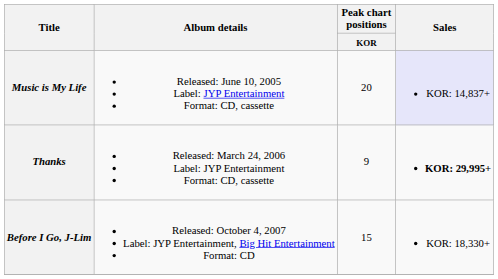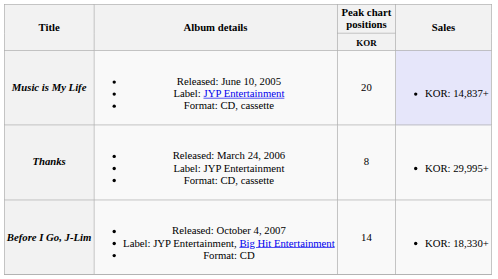(366, 162) 9 -> (366, 162) 8
(445, 168) bold -> (443, 168) normal
(366, 237) 15 -> (366, 237) 14
